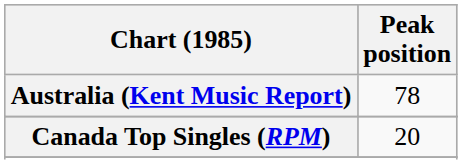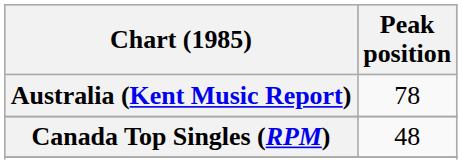(407, 136) 20 -> (407, 136) 48
